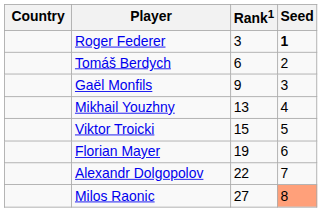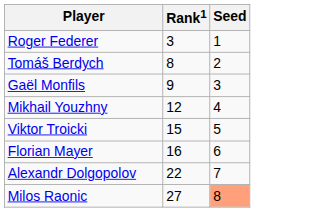- column: (38, 17)
(284, 41) bold -> (217, 41) normal
(237, 63) 6 -> (170, 63) 8
(241, 107) 13 -> (174, 107) 12
(241, 151) 19 -> (174, 151) 16
